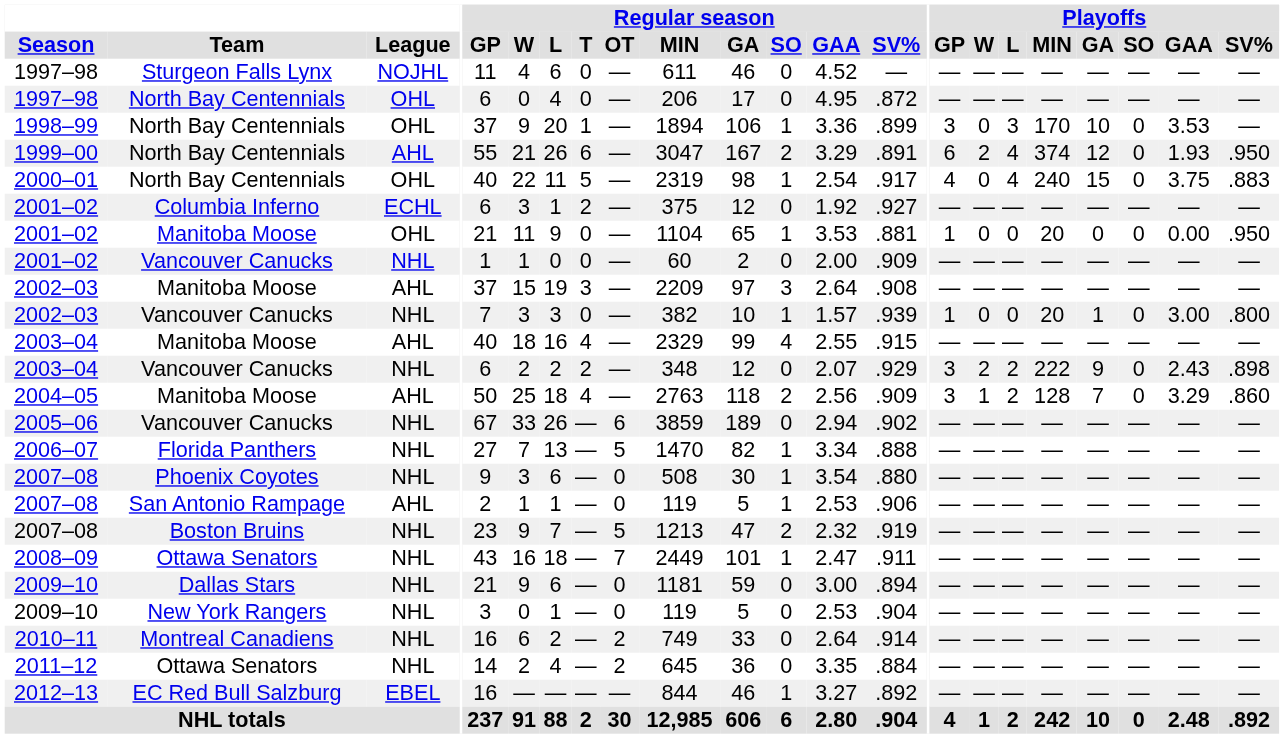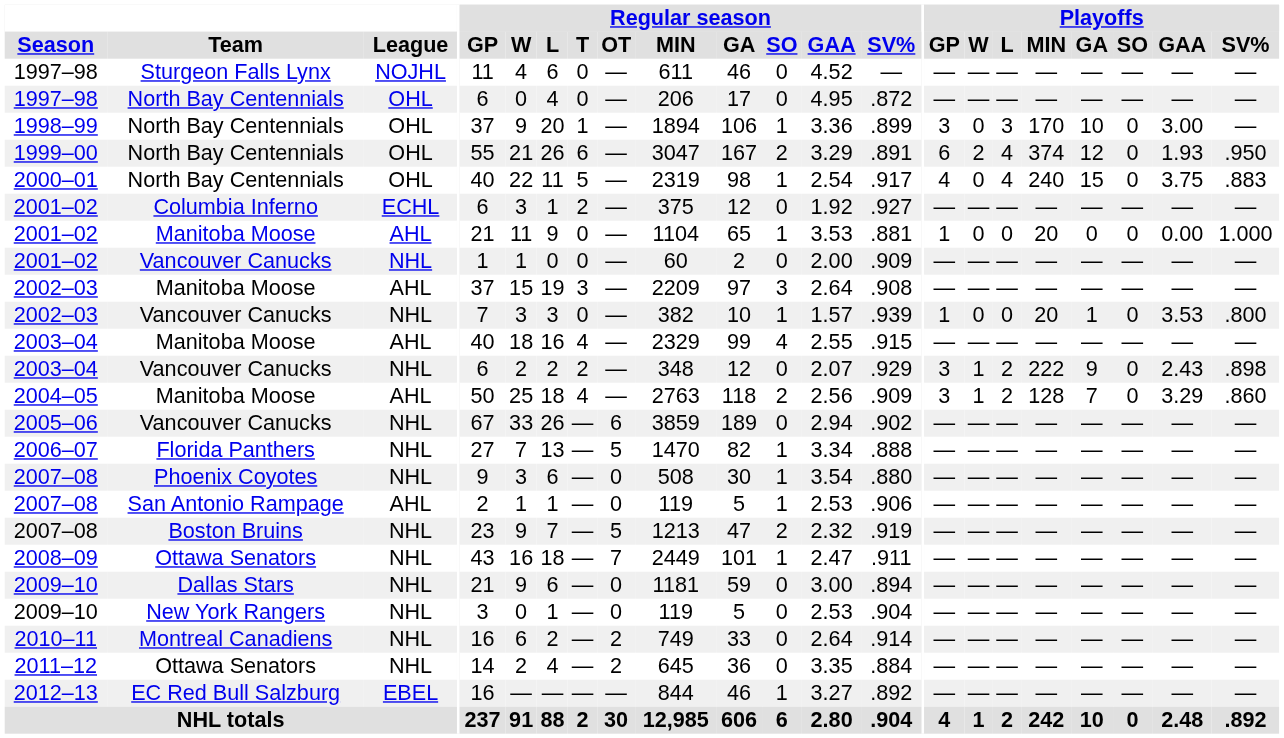(1189, 126) 3.53 -> (1182, 126) 3.00
(413, 153) AHL -> (411, 153) OHL
(413, 234) OHL -> (411, 234) AHL
(1249, 234) .950 -> (1246, 234) 1.000
(1189, 315) 3.00 -> (1182, 315) 3.53
(984, 369) 2 -> (979, 369) 1
